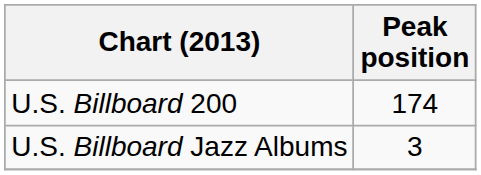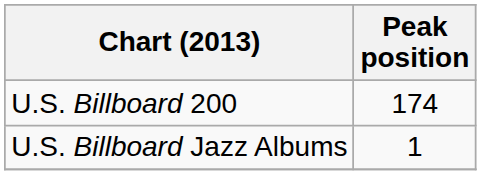(415, 147) 3 -> (415, 147) 1
